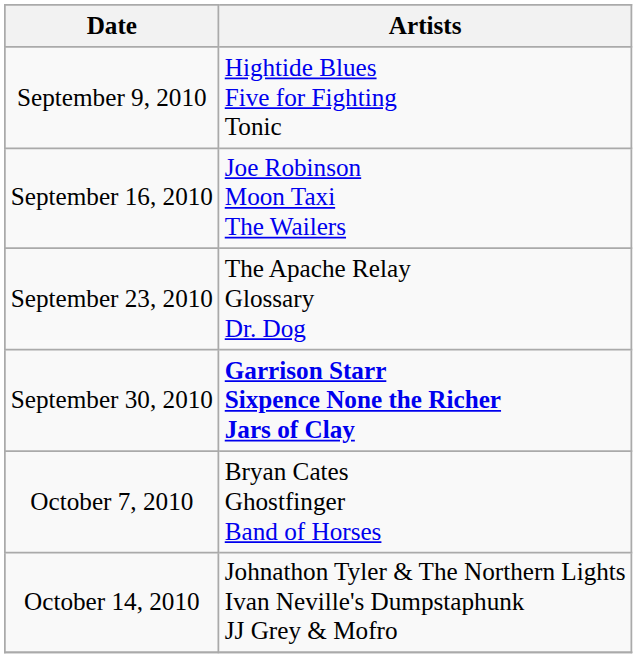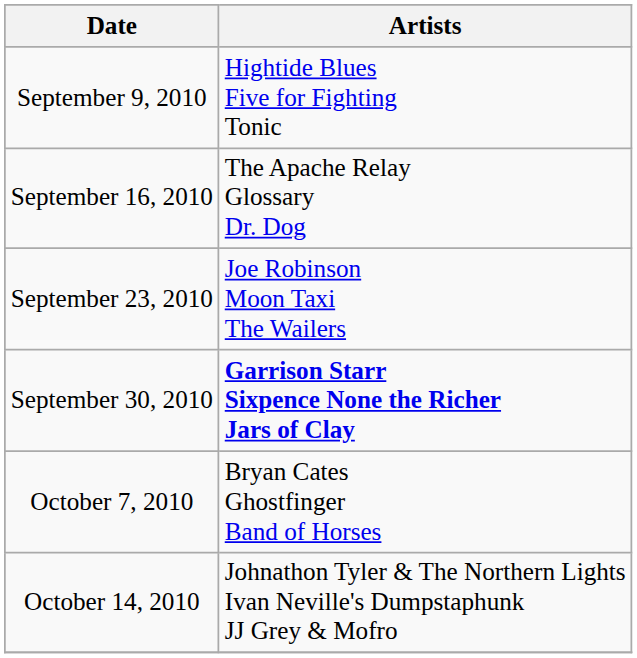(293, 198) Joe Robinson Moon Taxi The Wailers -> (318, 198) The Apache Relay Glossary Dr. Dog
(318, 299) The Apache Relay Glossary Dr. Dog -> (293, 299) Joe Robinson Moon Taxi The Wailers
